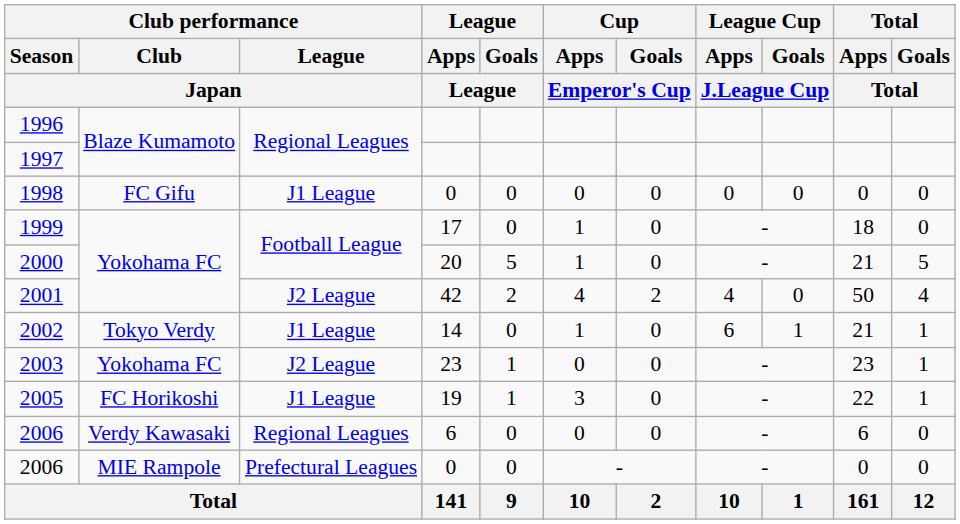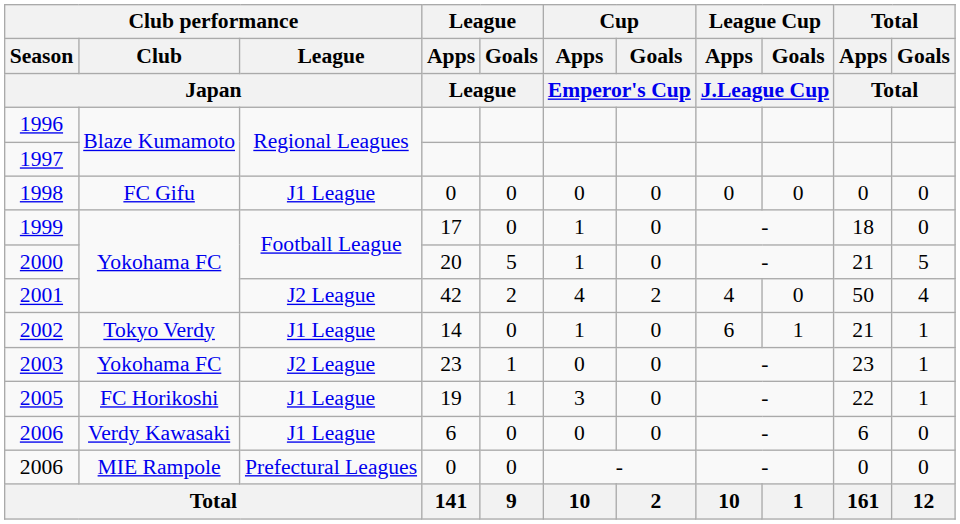(331, 432) Regional Leagues -> (331, 432) J1 League
